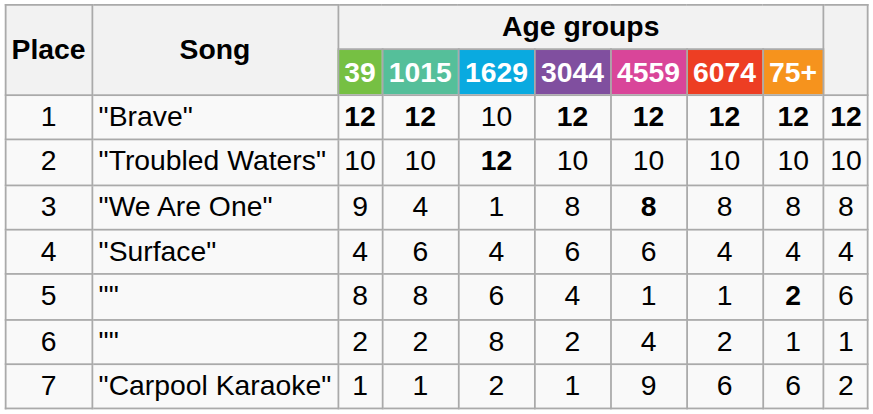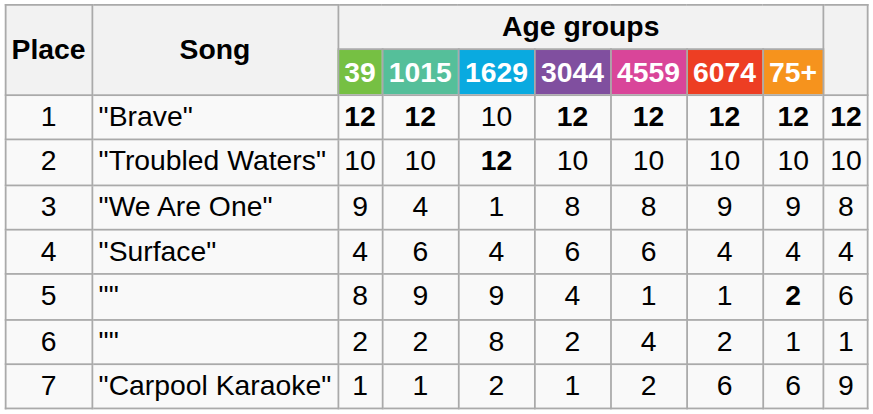(649, 206) bold -> (649, 206) normal
(725, 206) 8 -> (725, 206) 9
(793, 206) 8 -> (793, 206) 9
(420, 296) 8 -> (420, 296) 9
(496, 296) 6 -> (496, 296) 9
(649, 386) 9 -> (649, 386) 2
(846, 386) 2 -> (846, 386) 9
